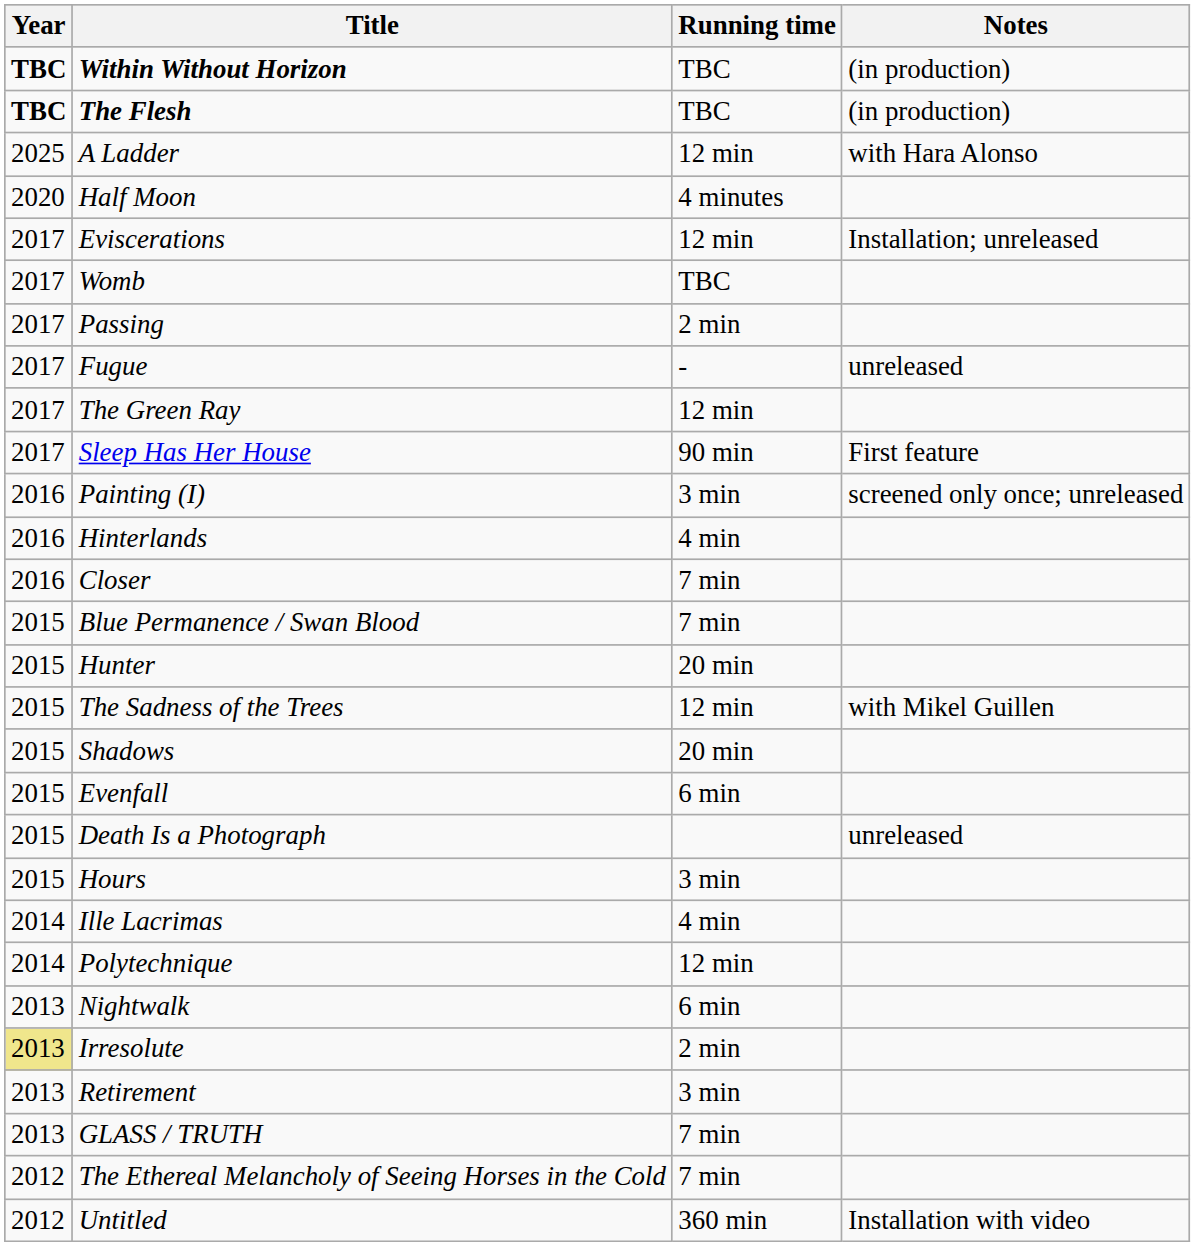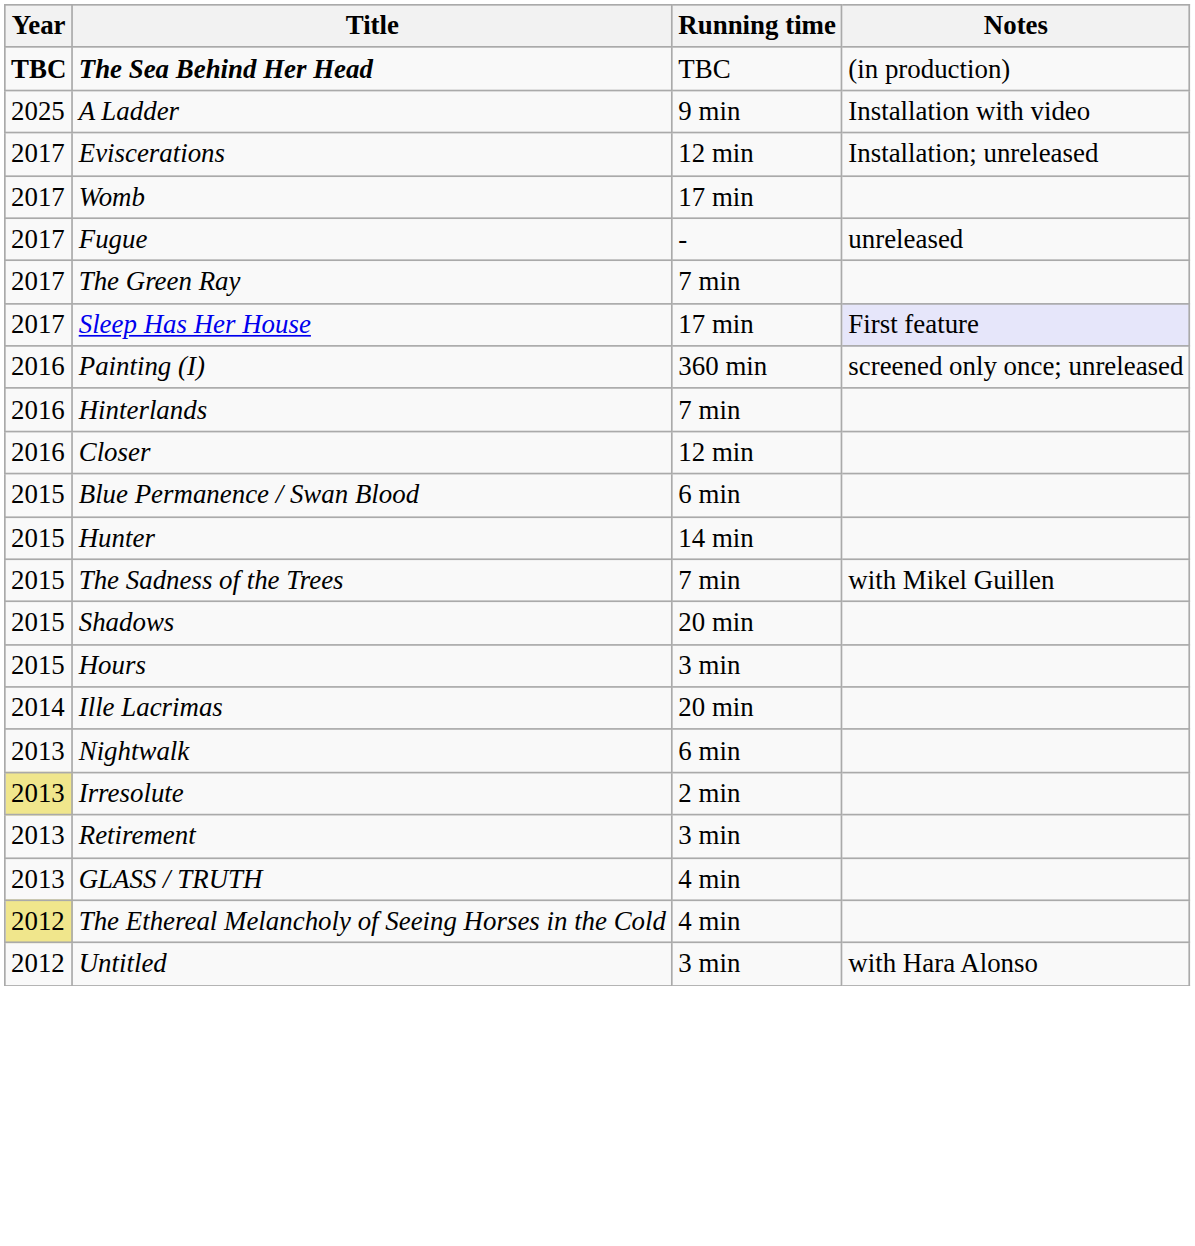+ row: (226, 68)
- row: (213, 68)
- row: (135, 111)
(716, 153) 12 min -> (709, 111) 9 min
(943, 153) with Hara Alonso -> (969, 111) Installation with video
- row: (137, 196)
(705, 281) TBC -> (716, 196) 17 min
- row: (121, 324)
(716, 409) 12 min -> (709, 281) 7 min
(716, 452) 90 min -> (716, 324) 17 min
(914, 452) no background -> (914, 324) lavender background
(709, 494) 3 min -> (723, 366) 360 min
(709, 537) 4 min -> (709, 409) 7 min
(709, 580) 7 min -> (716, 452) 12 min
(709, 622) 7 min -> (709, 494) 6 min
(716, 665) 20 min -> (716, 537) 14 min
(716, 707) 12 min -> (709, 580) 7 min
- row: (123, 793)
- row: (202, 835)
(709, 921) 4 min -> (716, 707) 20 min
- row: (156, 963)
(709, 1134) 7 min -> (709, 878) 4 min
(38, 1176) no background -> (38, 921) khaki background
(709, 1176) 7 min -> (709, 921) 4 min
(723, 1219) 360 min -> (709, 963) 3 min
(969, 1219) Installation with video -> (943, 963) with Hara Alonso
